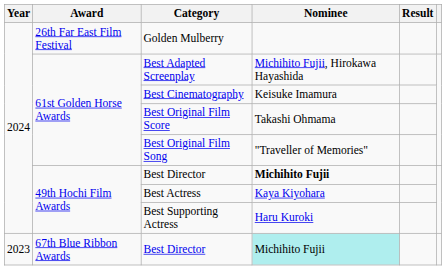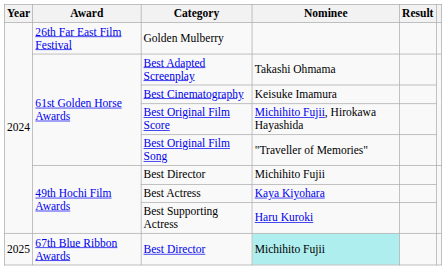(315, 69) Michihito Fujii, Hirokawa Hayashida -> (295, 69) Takashi Ohmama
(295, 119) Takashi Ohmama -> (315, 119) Michihito Fujii, Hirokawa Hayashida
(292, 175) bold -> (290, 175) normal
(19, 249) 2023 -> (19, 249) 2025
